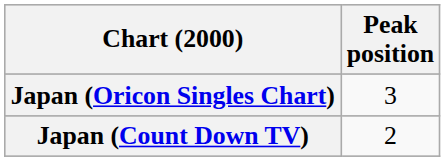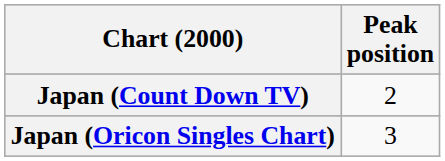rows swapped: (173, 94) <-> (173, 135)
